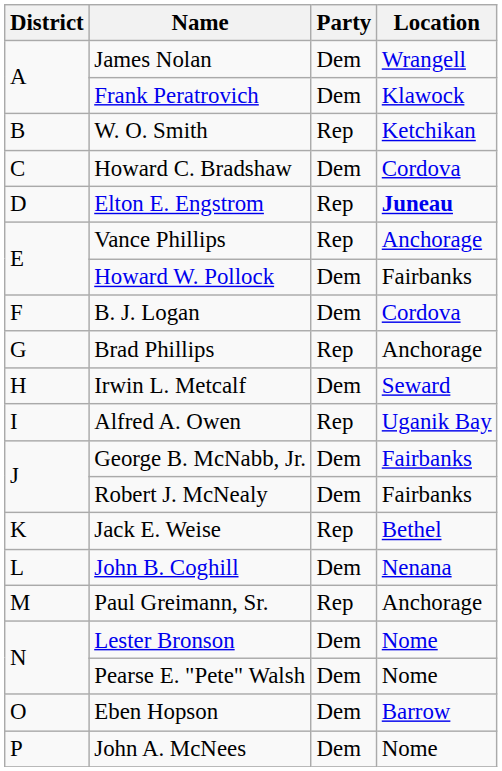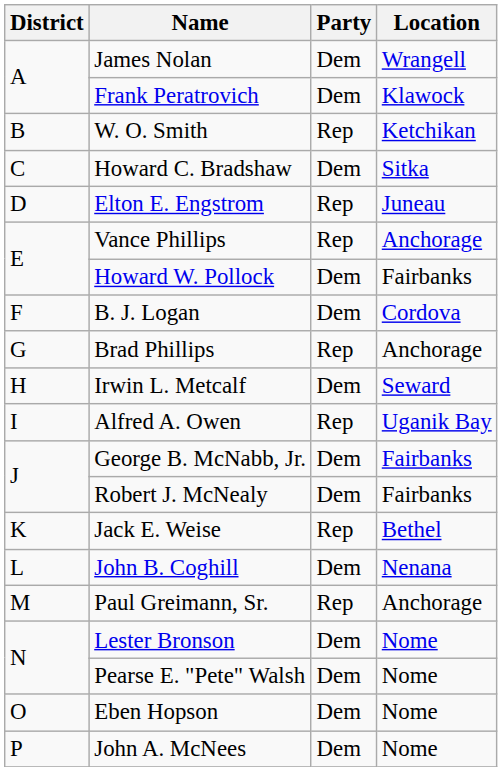(421, 167) Cordova -> (405, 167) Sitka
(417, 204) bold -> (414, 204) normal
(416, 712) Barrow -> (410, 712) Nome
